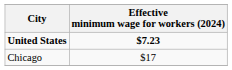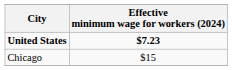(148, 57) $17 -> (148, 57) $15
